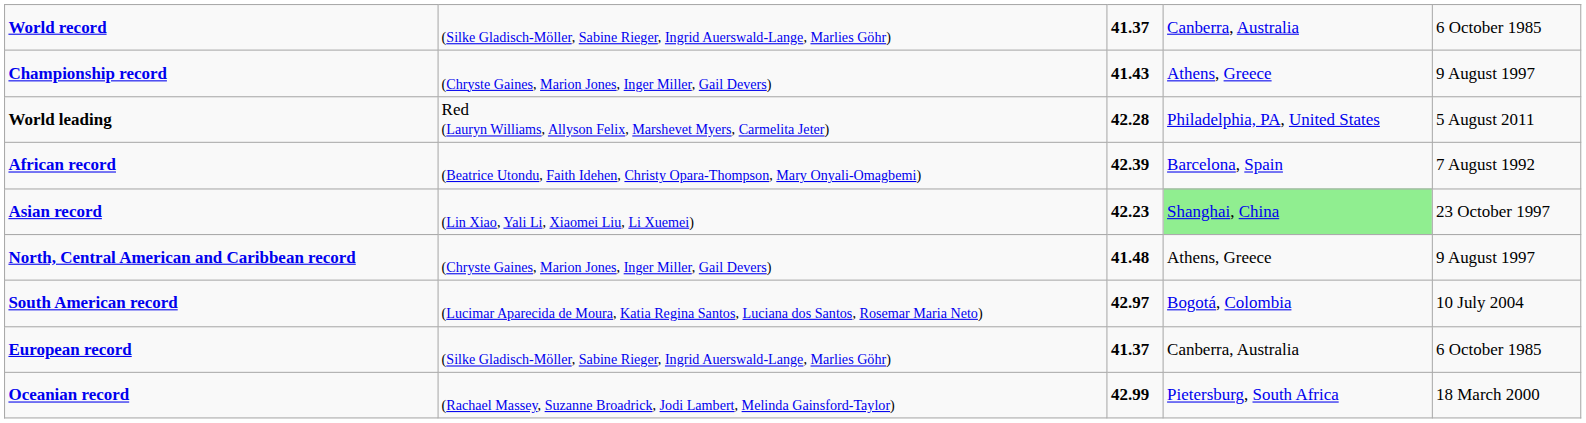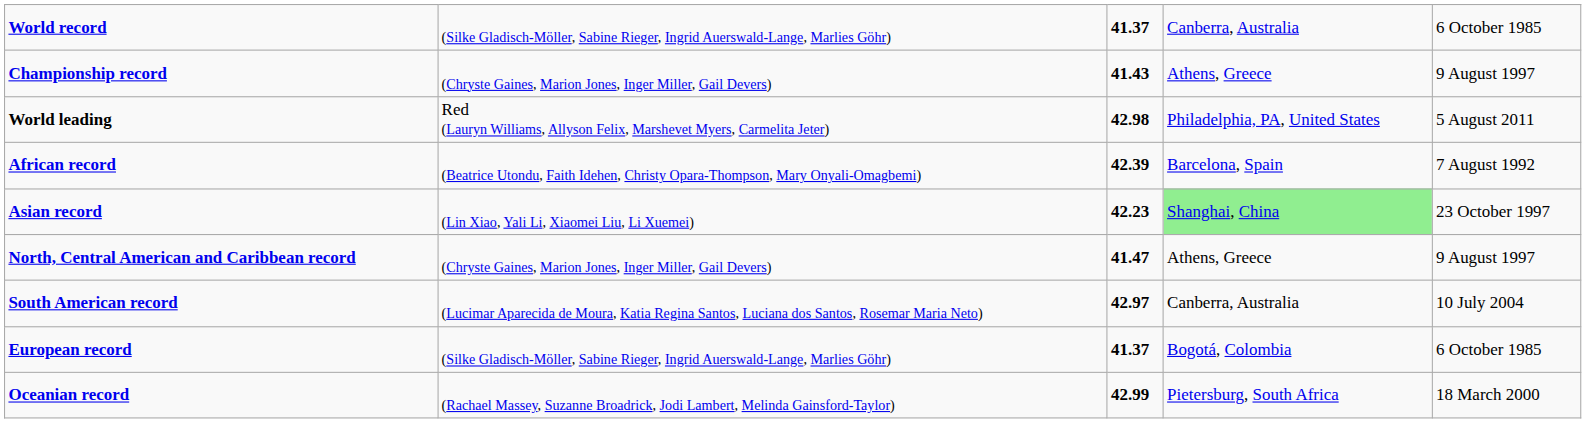(1130, 119) 42.28 -> (1130, 119) 42.98
(1130, 257) 41.48 -> (1130, 257) 41.47
(1229, 303) Bogotá, Colombia -> (1233, 303) Canberra, Australia
(1233, 349) Canberra, Australia -> (1229, 349) Bogotá, Colombia
